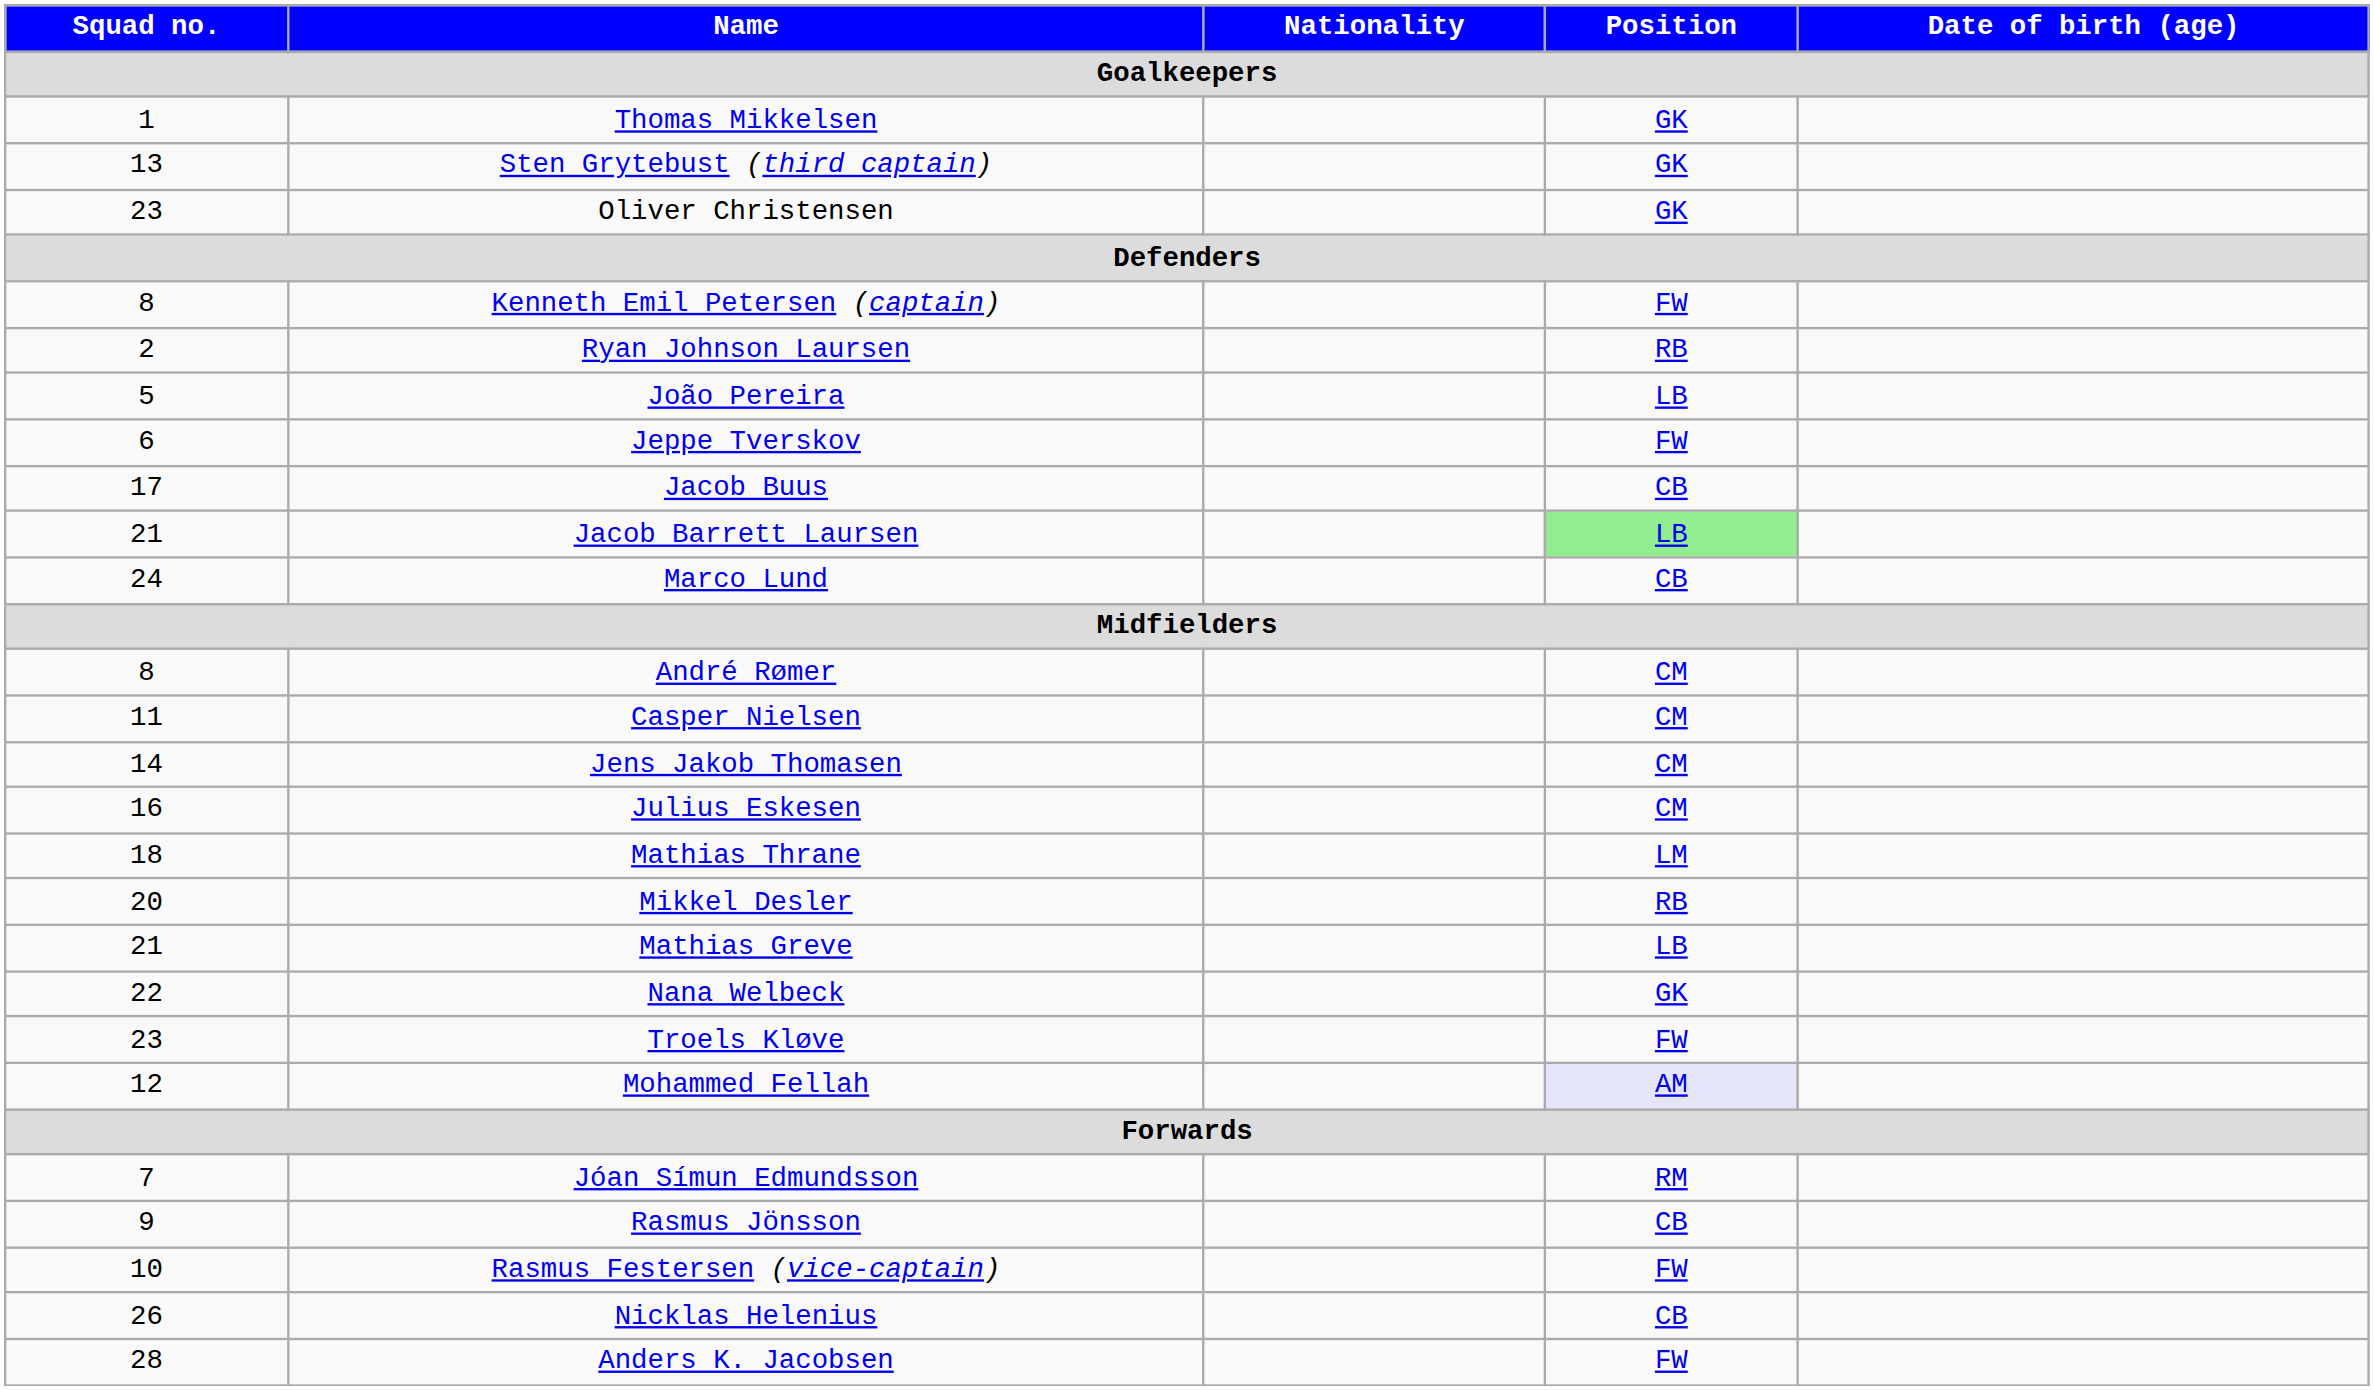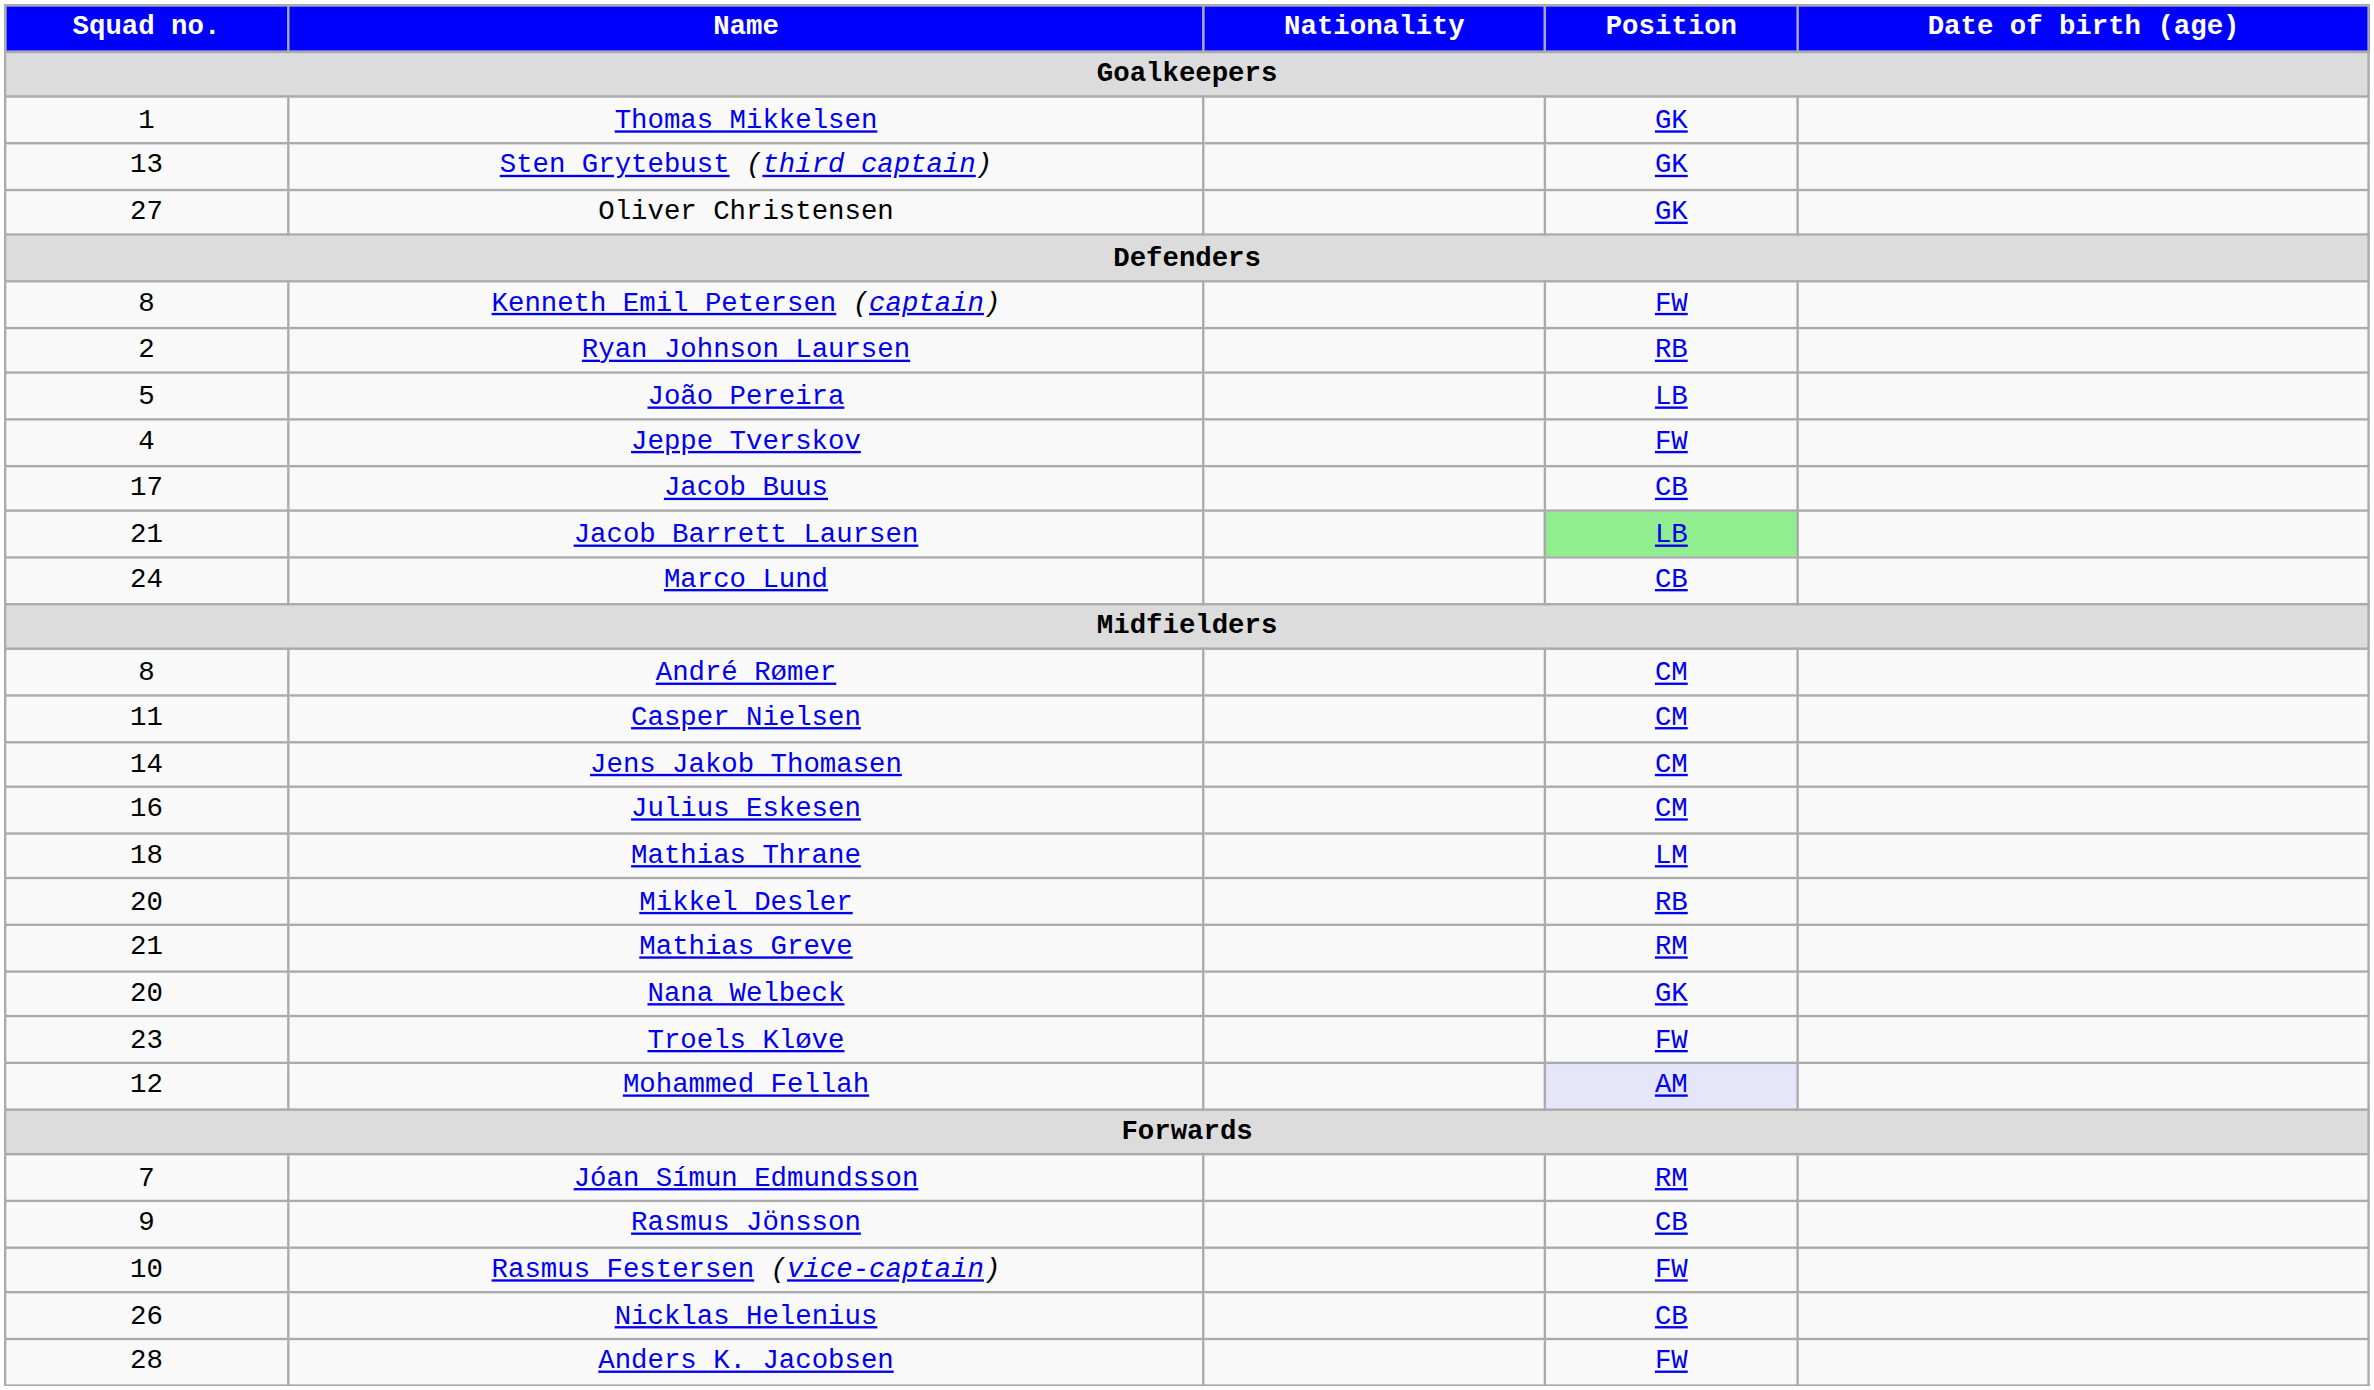(146, 212) 23 -> (146, 212) 27
(146, 442) 6 -> (146, 442) 4
(1671, 948) LB -> (1671, 948) RM
(146, 994) 22 -> (146, 994) 20
